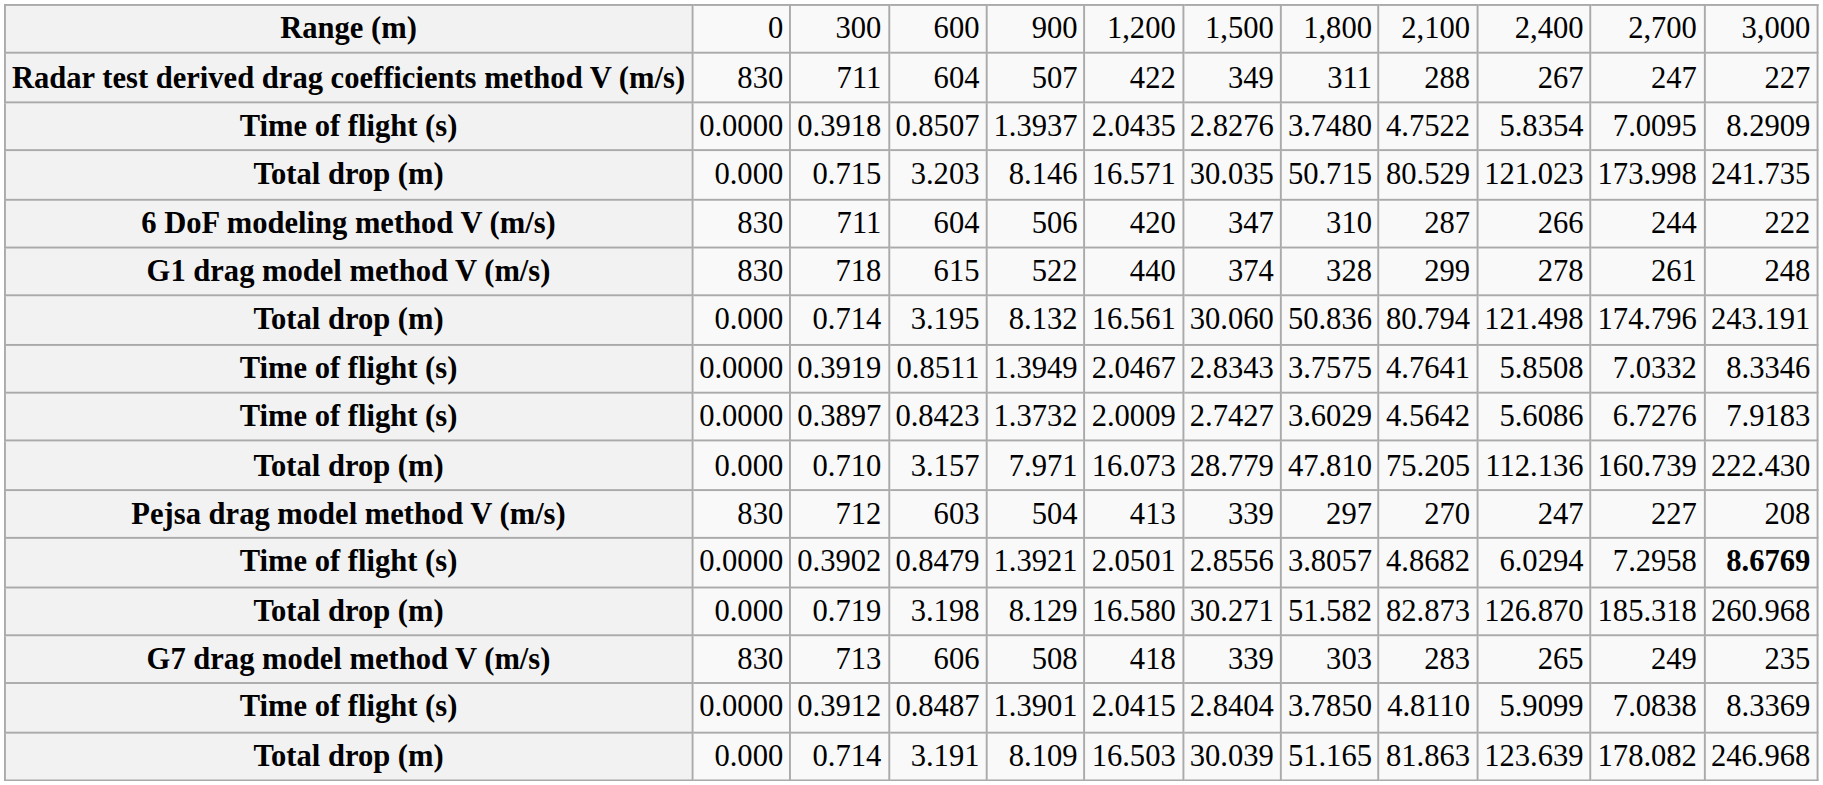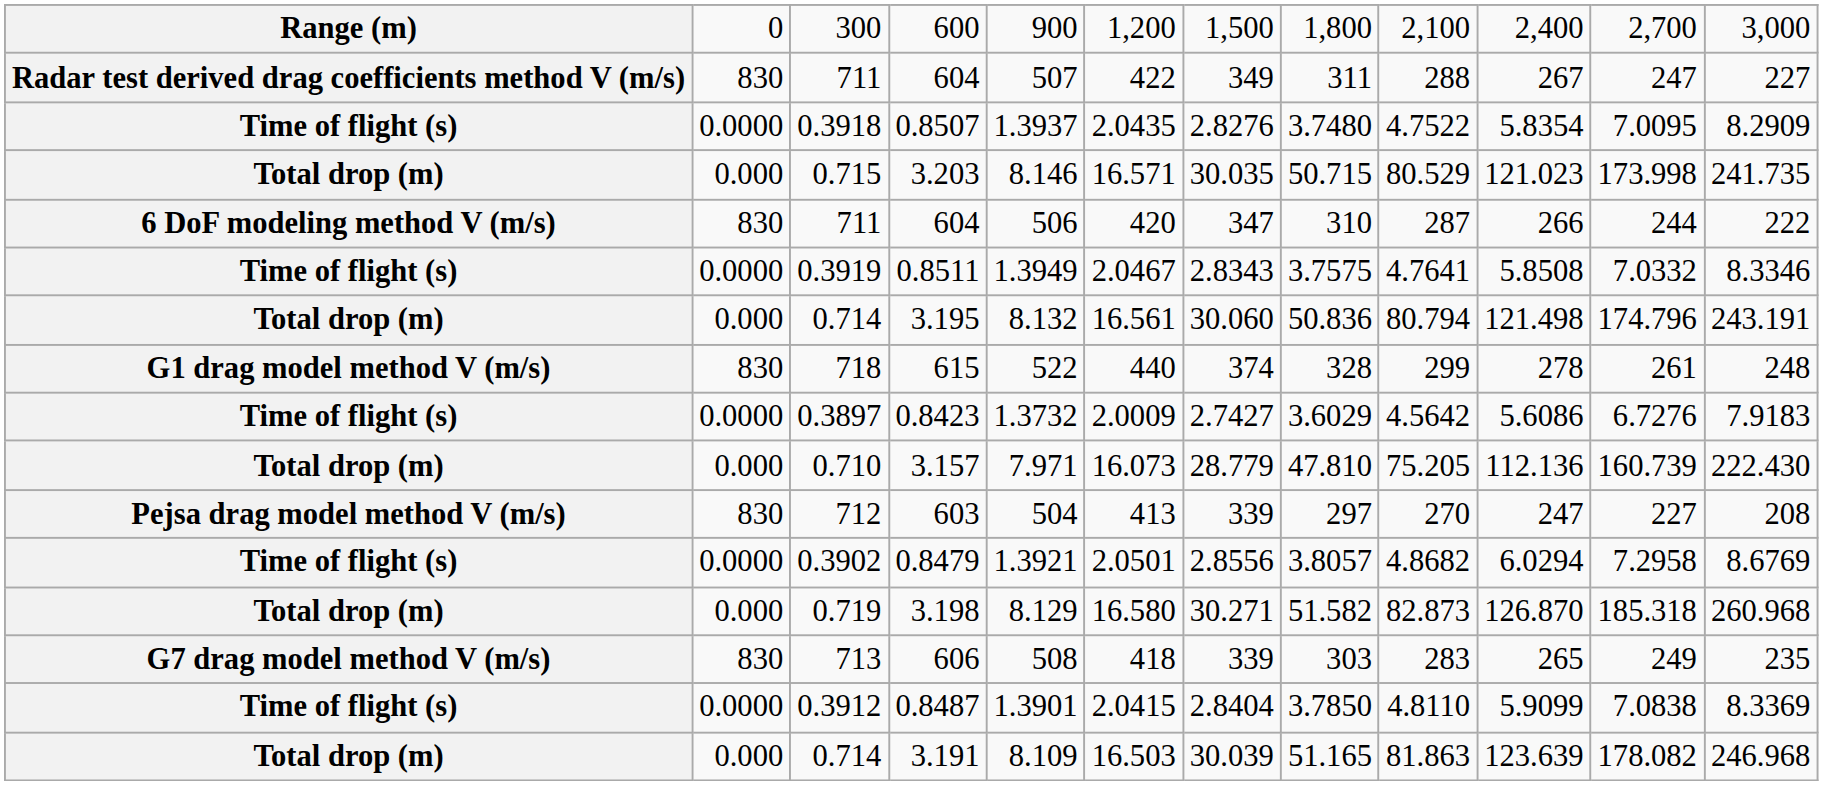rows swapped: (349, 367) <-> (349, 271)
(1768, 561) bold -> (1768, 561) normal
